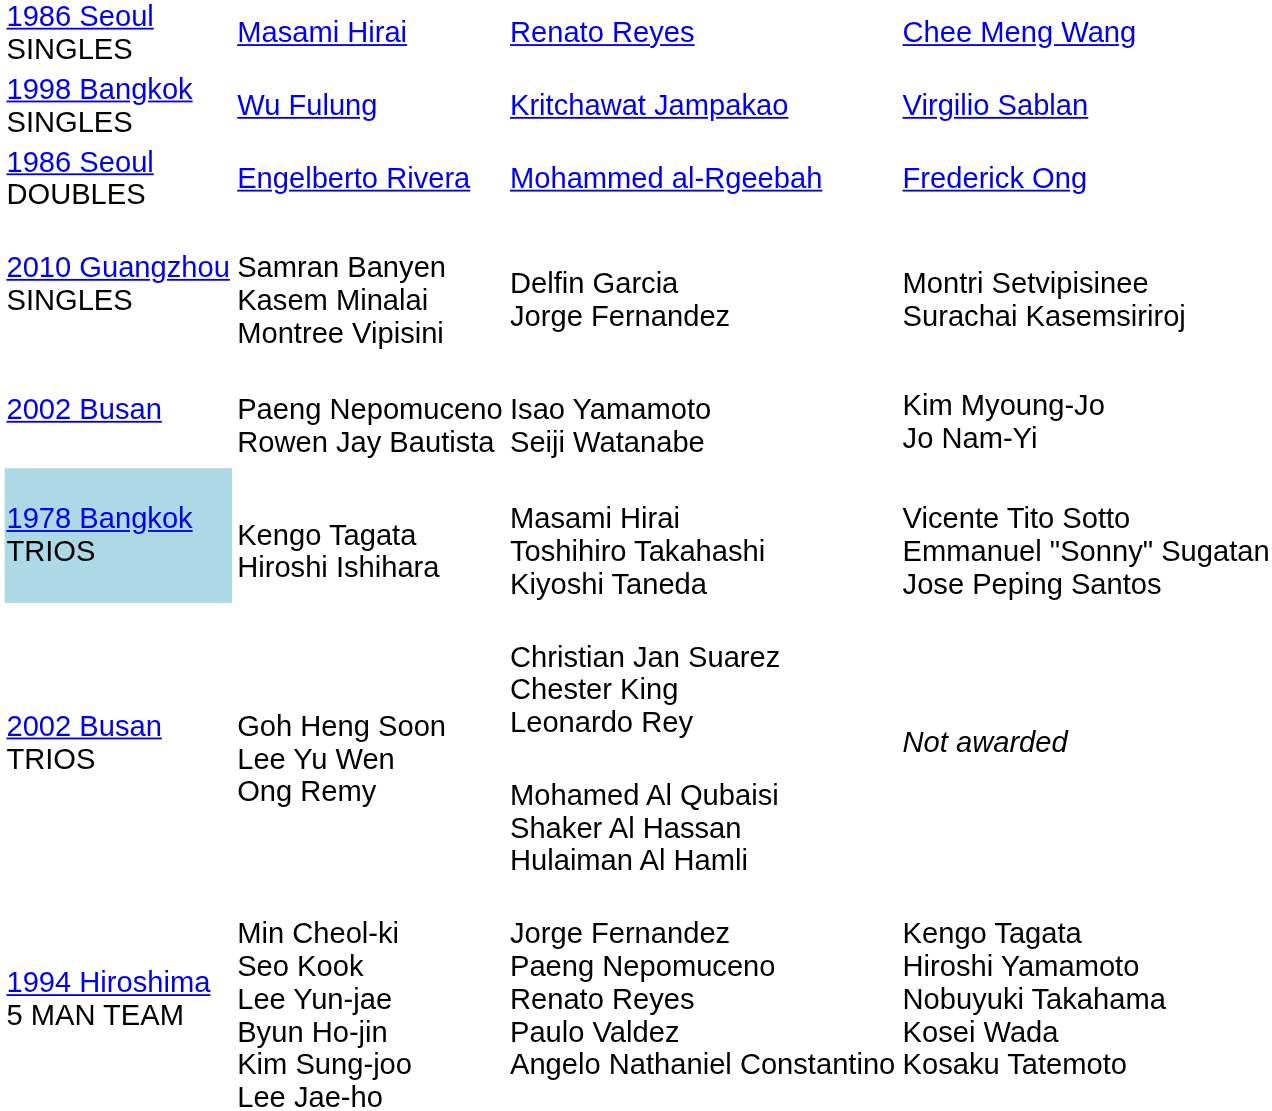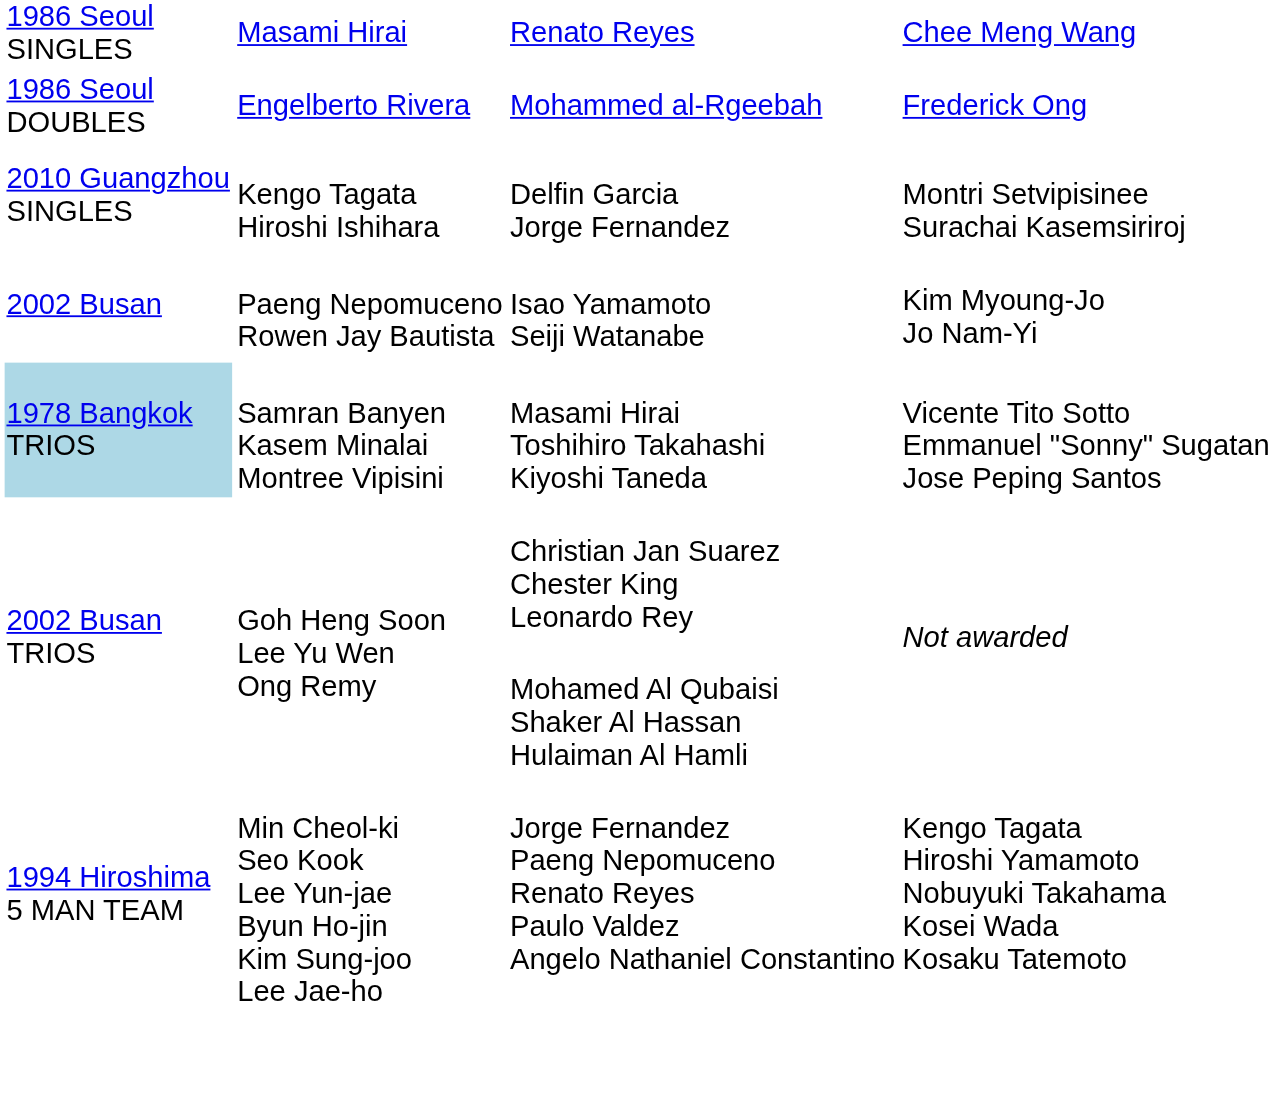- row: (649, 105)
(342, 300) Samran Banyen Kasem Minalai Montree Vipisini -> (338, 211) Kengo Tagata Hiroshi Ishihara
(338, 551) Kengo Tagata Hiroshi Ishihara -> (342, 445) Samran Banyen Kasem Minalai Montree Vipisini
